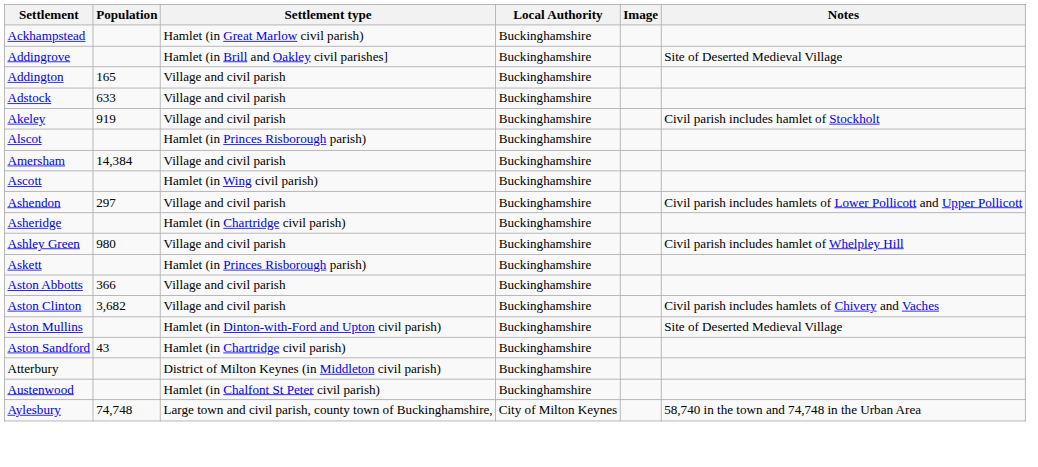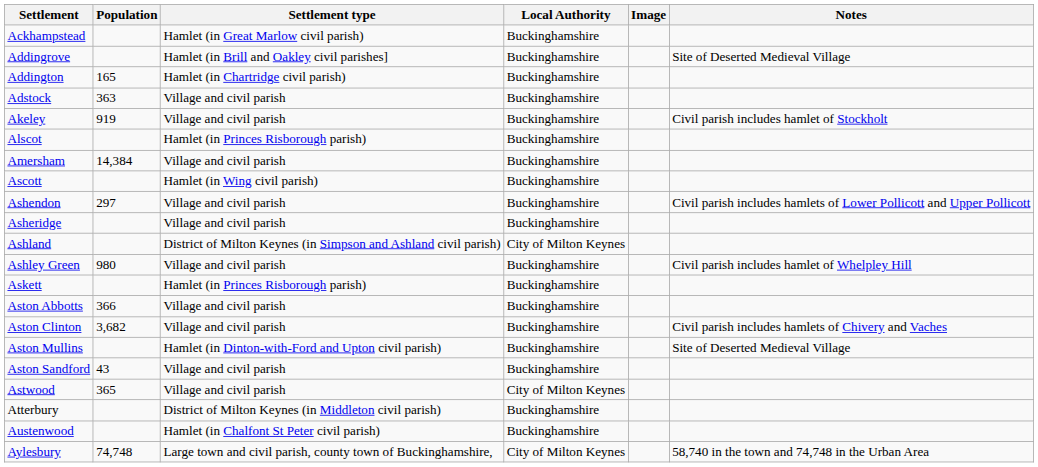(225, 77) Village and civil parish -> (255, 77) Hamlet (in Chartridge civil parish)
(106, 98) 633 -> (106, 98) 363
(255, 222) Hamlet (in Chartridge civil parish) -> (225, 222) Village and civil parish
+ row: (29, 243)
(255, 347) Hamlet (in Chartridge civil parish) -> (225, 368) Village and civil parish
+ row: (31, 389)
